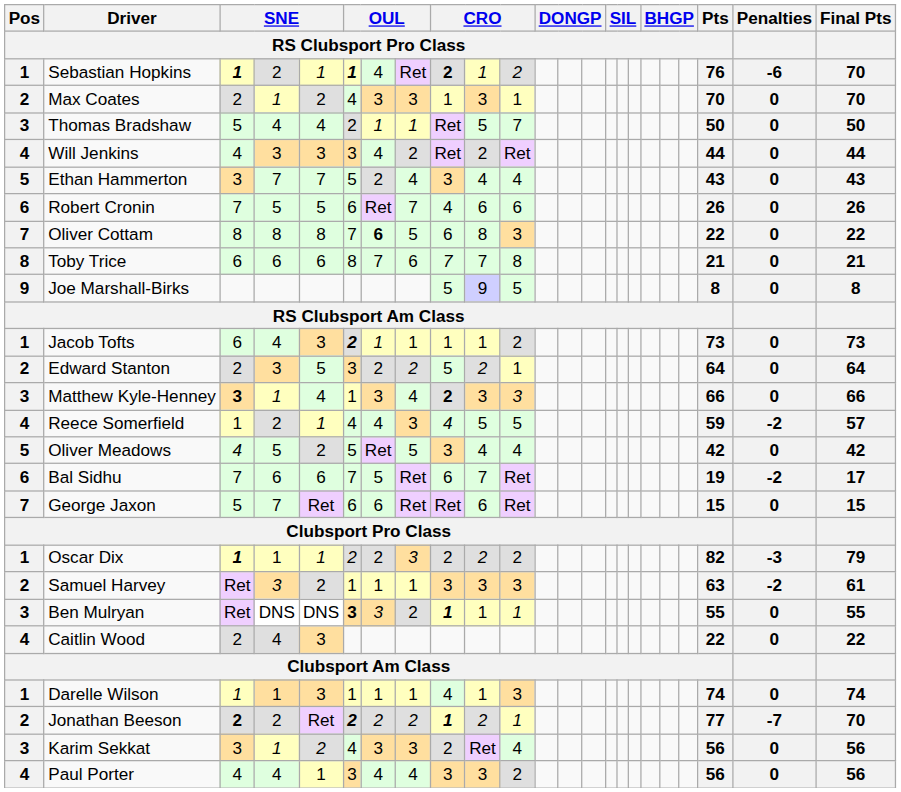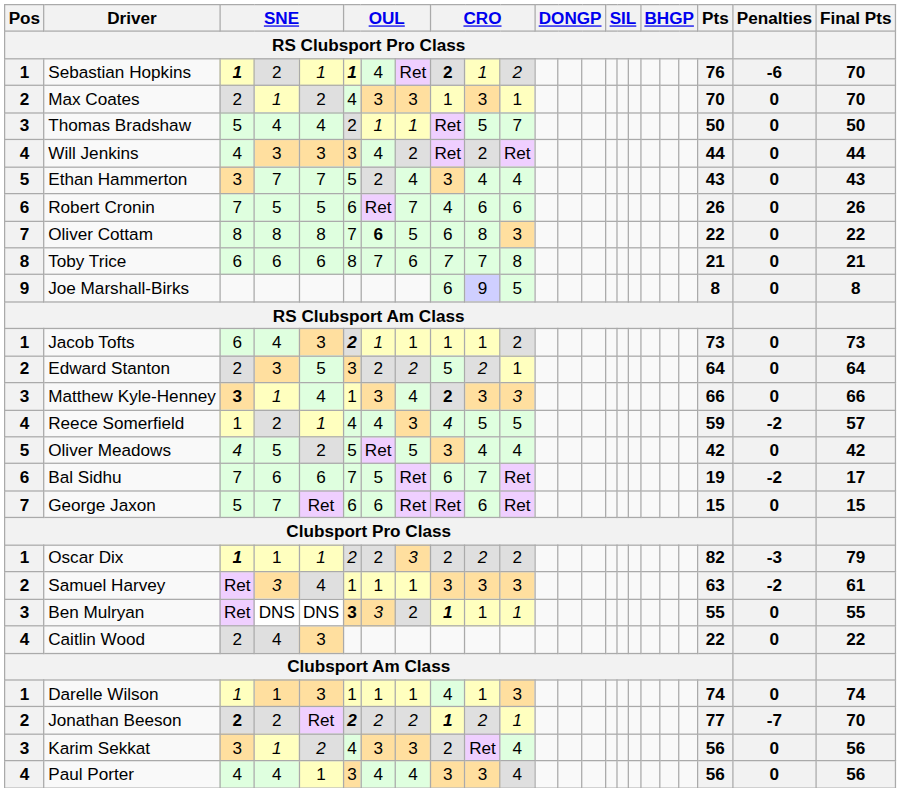(448, 288) 5 -> (448, 288) 6
(321, 585) 2 -> (321, 585) 4
(517, 774) 2 -> (517, 774) 4
